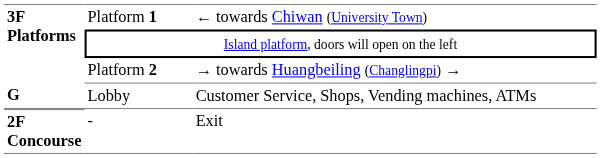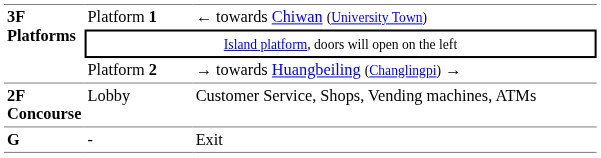(13, 94) G -> (44, 104) 2F Concourse
(44, 131) 2F Concourse -> (13, 139) G
